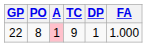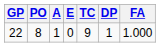+ column: (70, 13)
(57, 32) pink background -> (57, 32) no background
